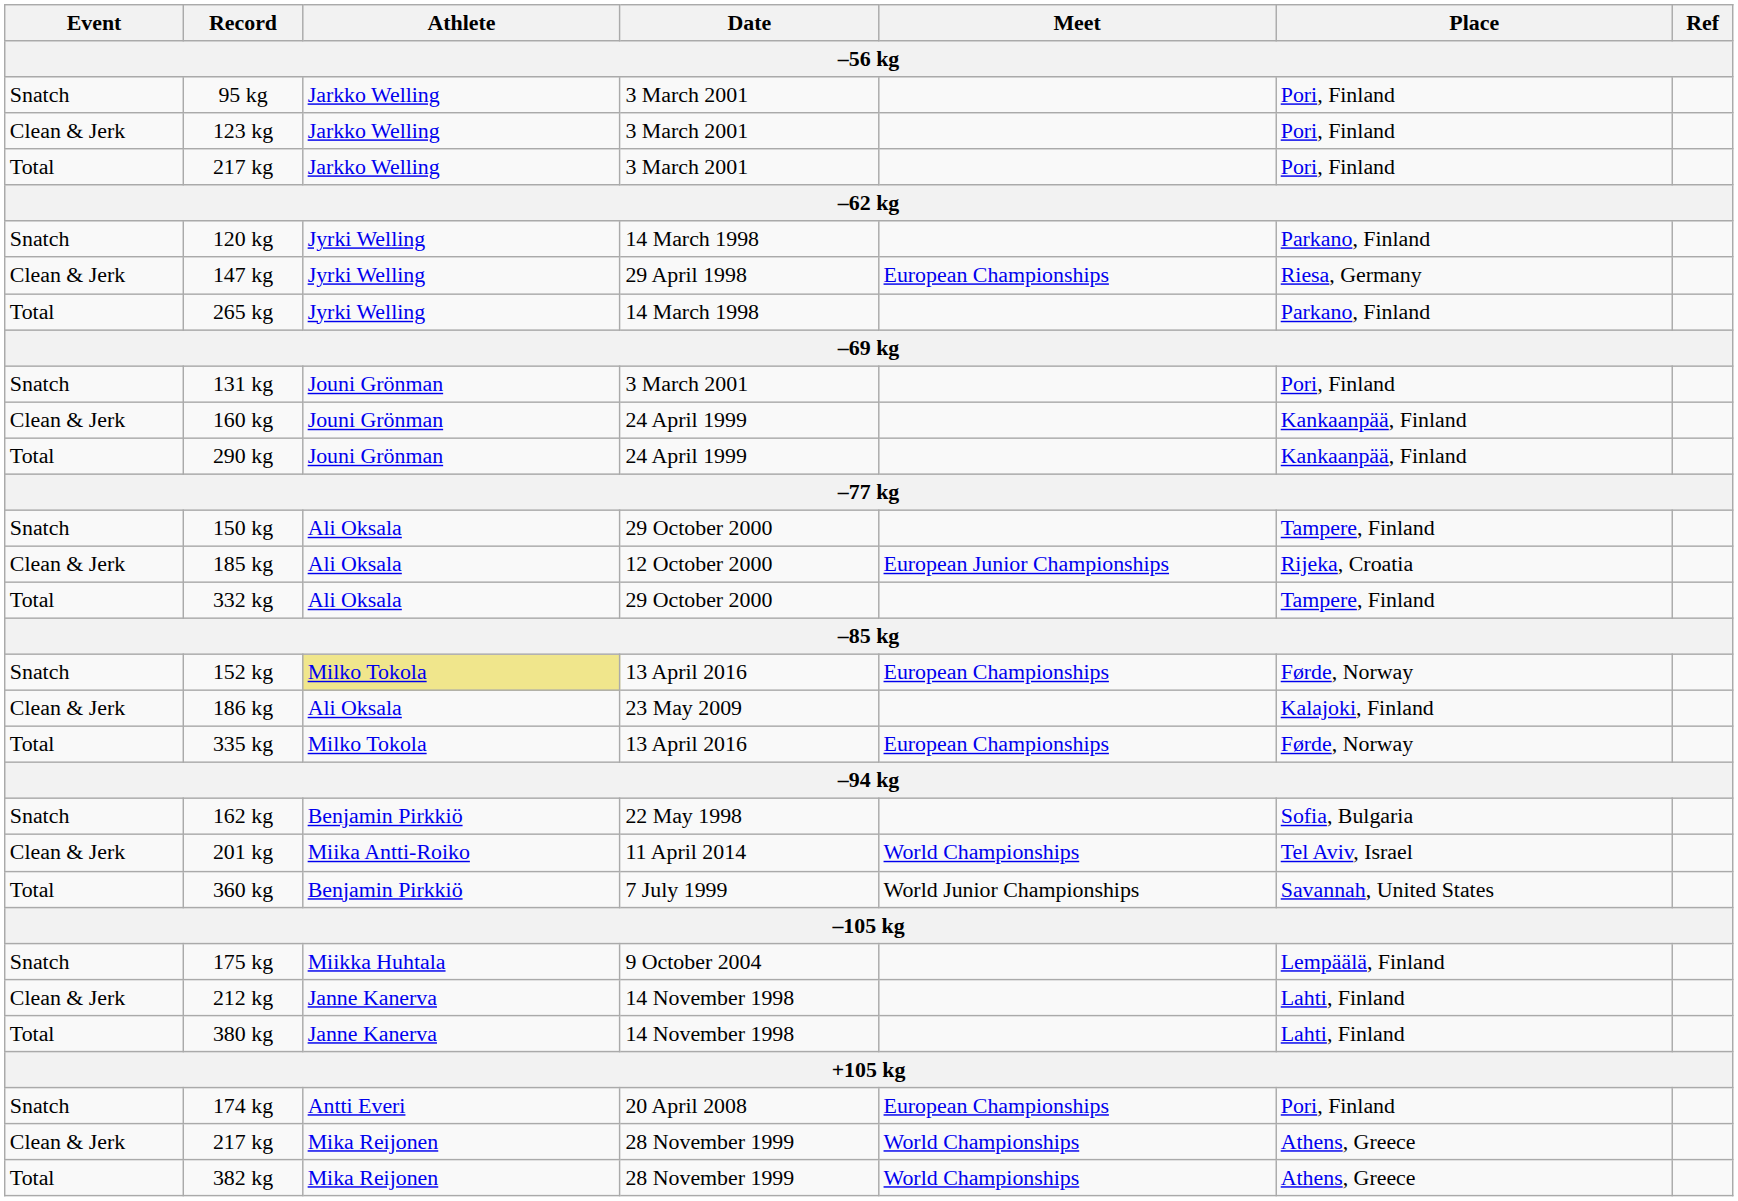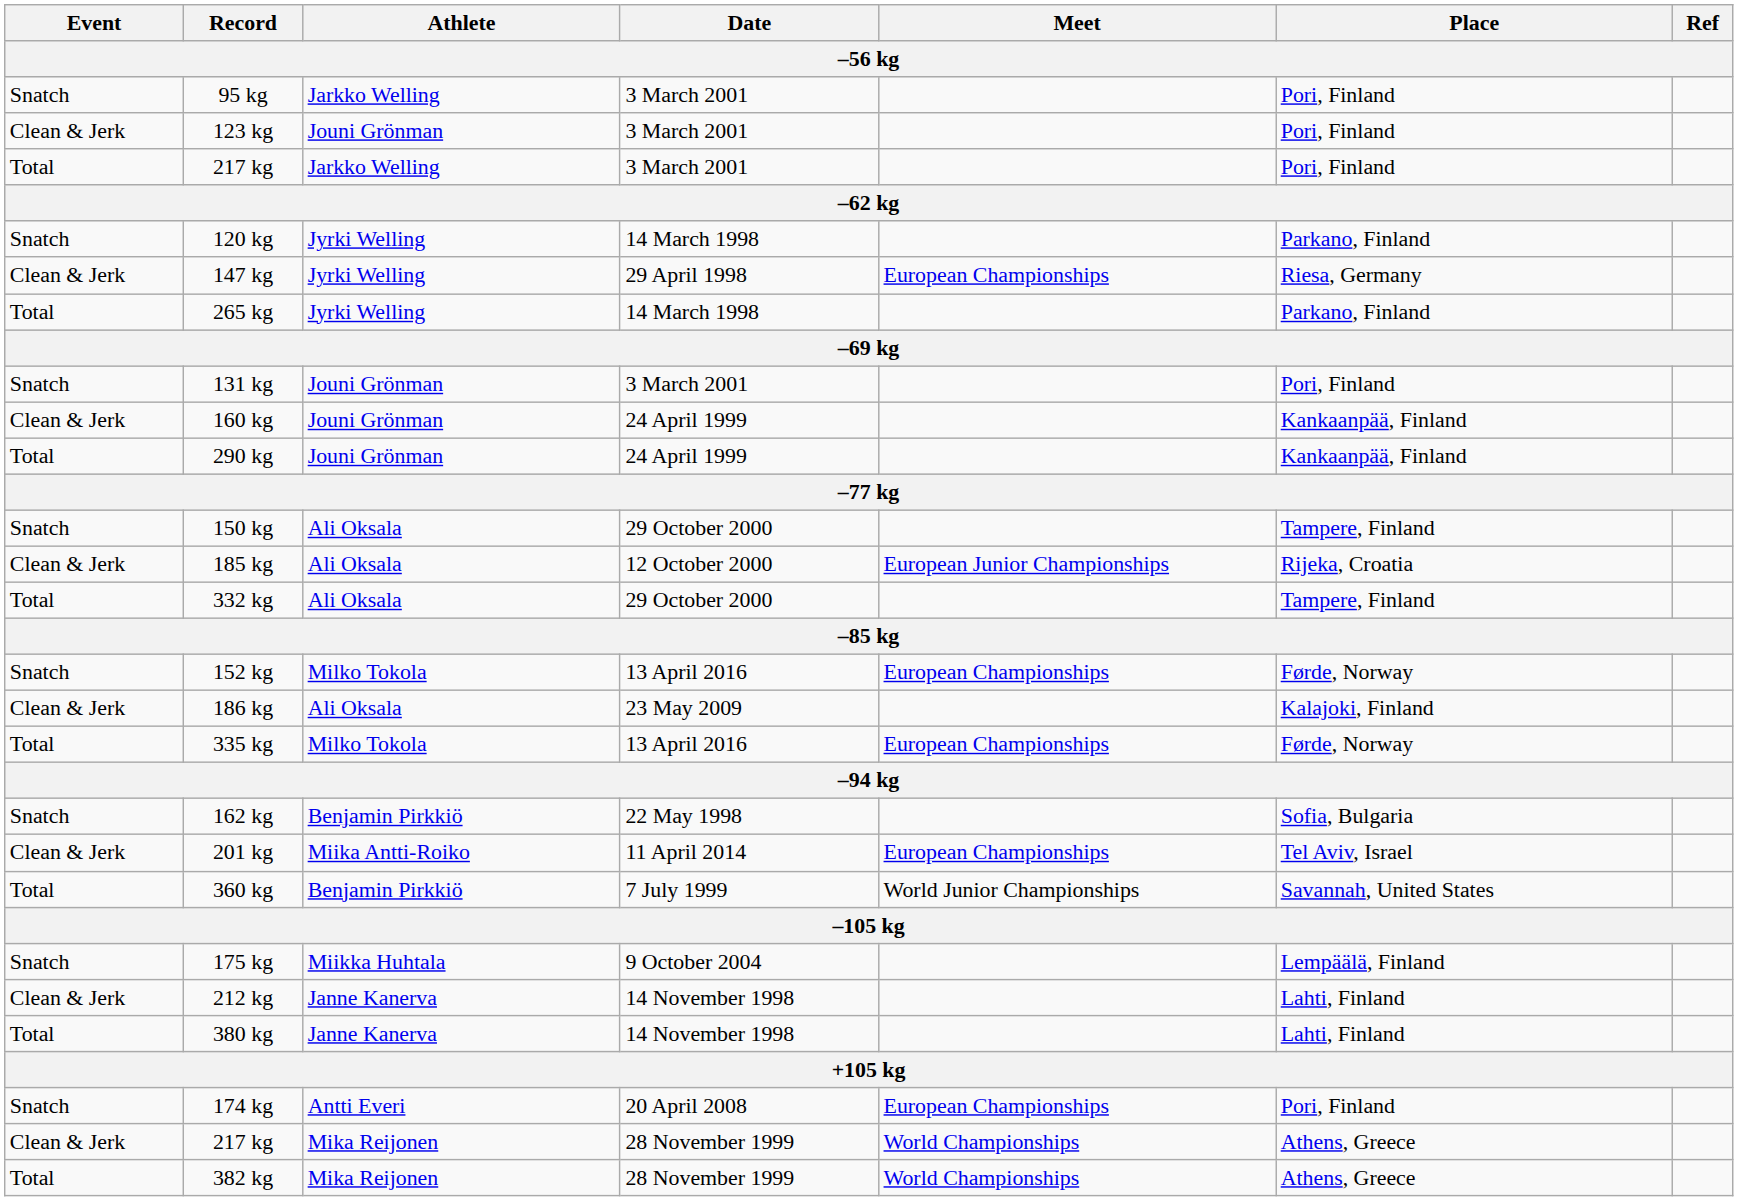(374, 131) Jarkko Welling -> (375, 131) Jouni Grönman
(367, 672) khaki background -> (367, 672) no background
(981, 852) World Championships -> (996, 852) European Championships
